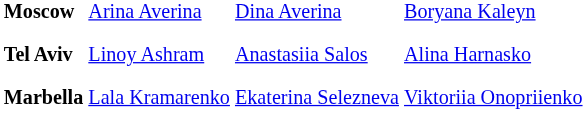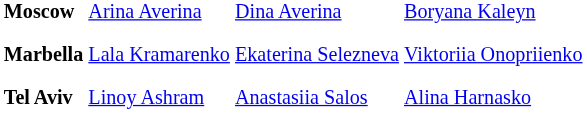rows swapped: (38, 54) <-> (44, 97)
